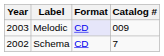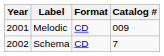(18, 28) 2003 -> (18, 28) 2001
(81, 28) lavender background -> (81, 28) no background
